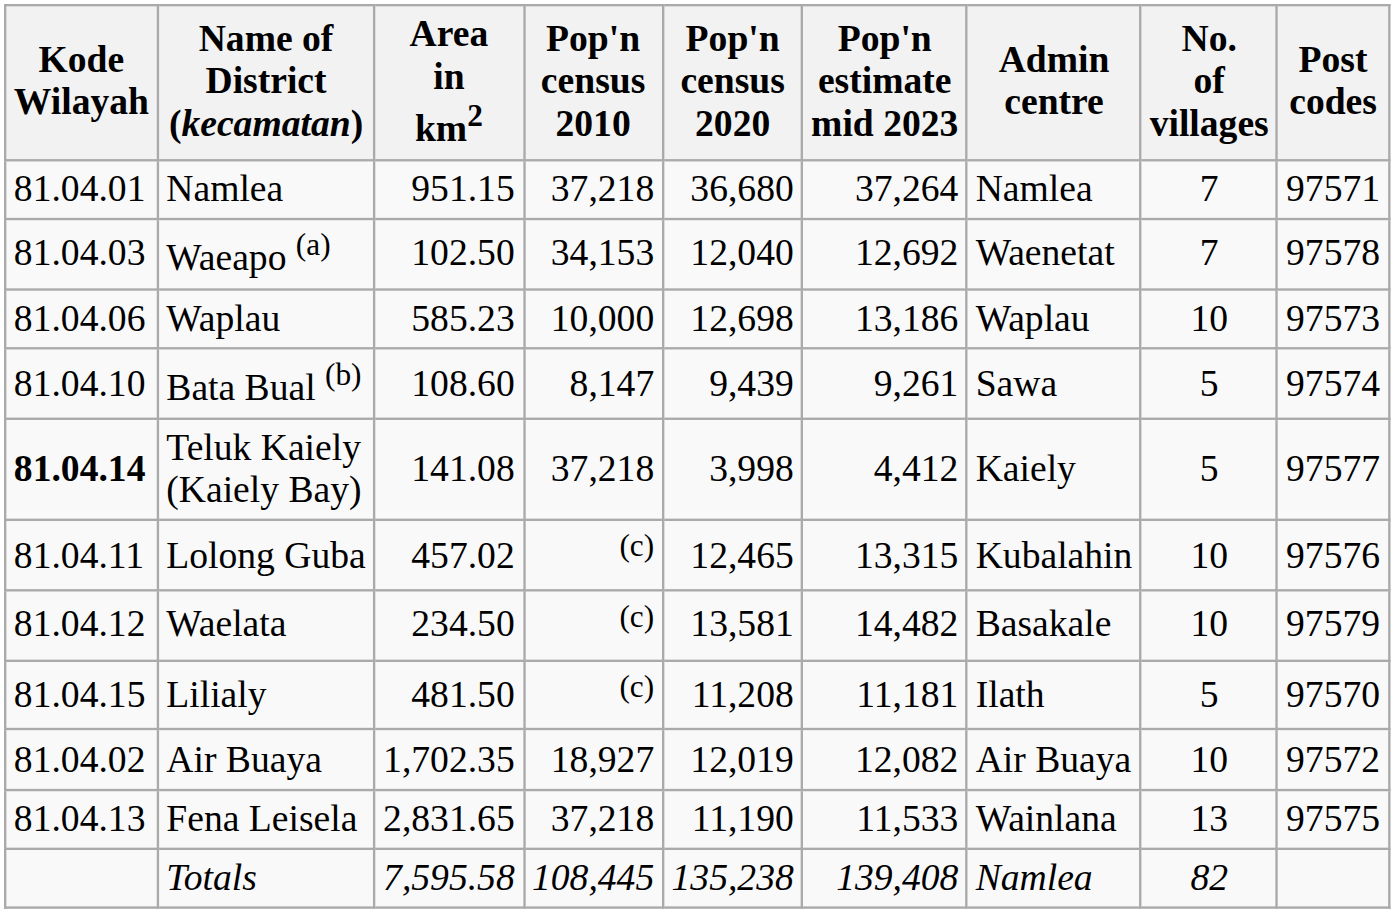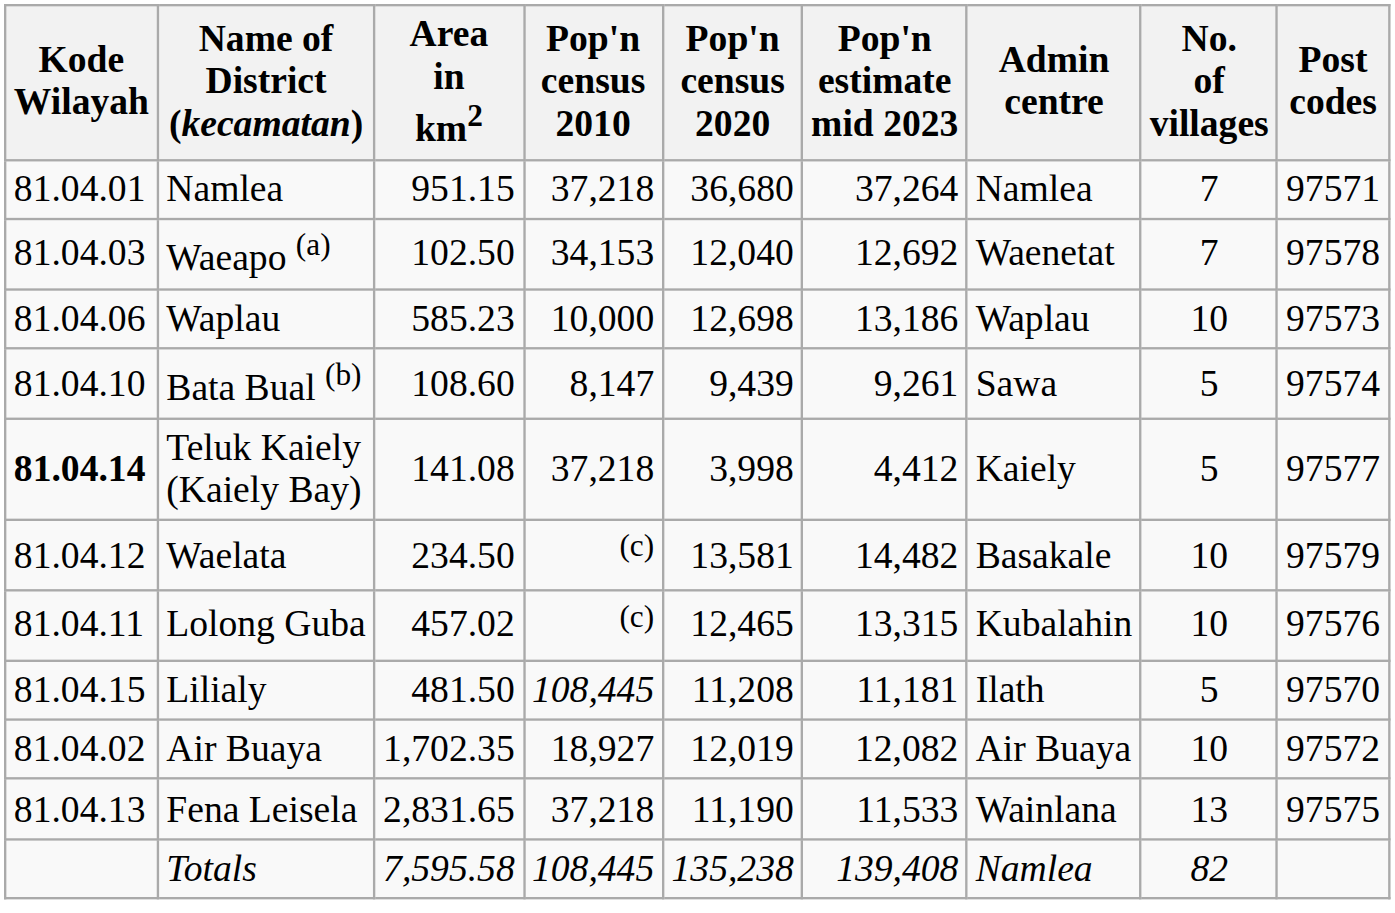rows swapped: (226, 624) <-> (266, 554)
(637, 686) (c) -> (593, 689) 108,445
